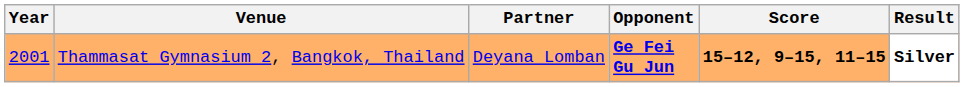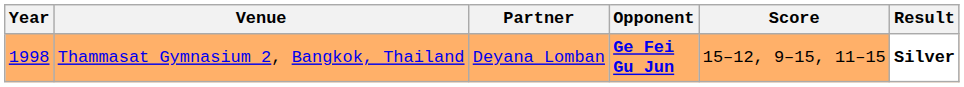(29, 57) 2001 -> (29, 57) 1998
(794, 57) bold -> (794, 57) normal
